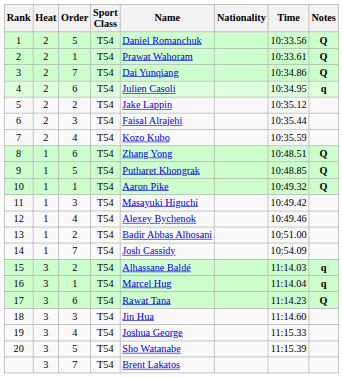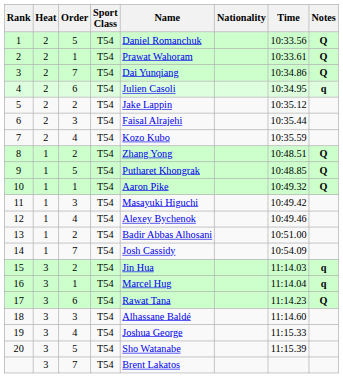(75, 154) 6 -> (75, 154) 2
(157, 267) Alhassane Baldé -> (138, 267) Jin Hua
(138, 316) Jin Hua -> (157, 316) Alhassane Baldé
